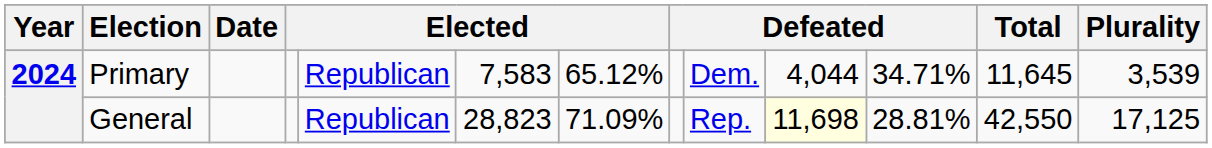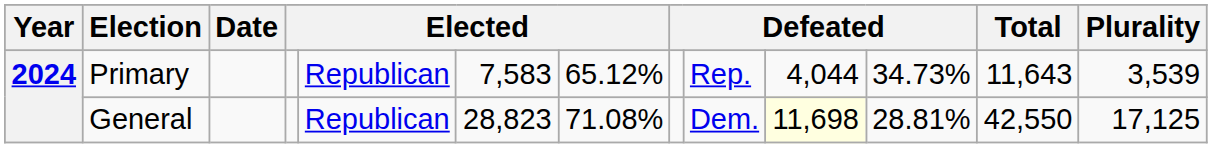(725, 73) Dem. -> (721, 73) Rep.
(921, 73) 34.71% -> (921, 73) 34.73%
(1029, 73) 11,645 -> (1029, 73) 11,643
(614, 119) 71.09% -> (614, 119) 71.08%
(721, 119) Rep. -> (725, 119) Dem.
